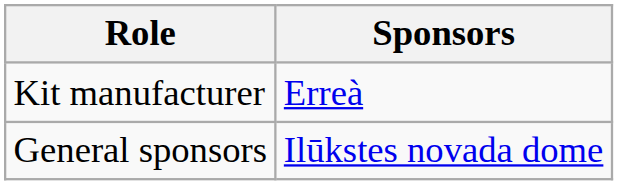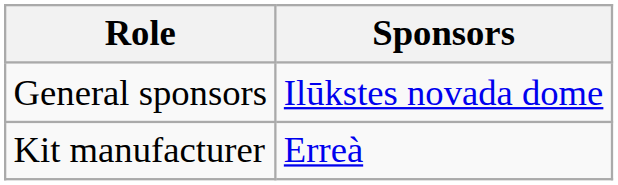rows swapped: (140, 149) <-> (139, 91)
